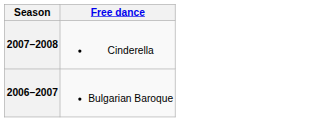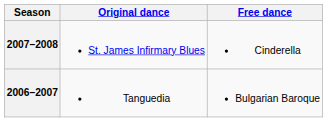+ column: (134, 12)
